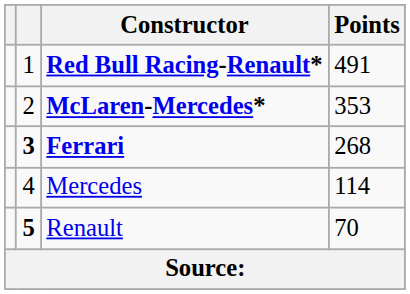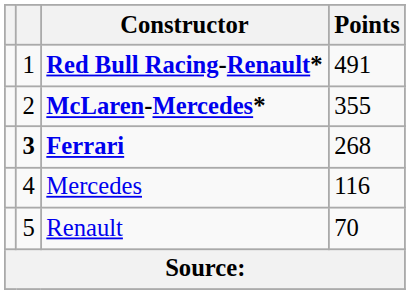(353, 105) 353 -> (353, 105) 355
(352, 186) 114 -> (352, 186) 116
(29, 227) bold -> (29, 227) normal
